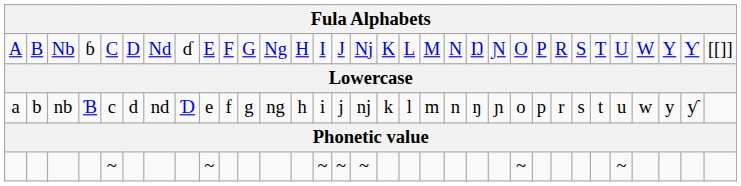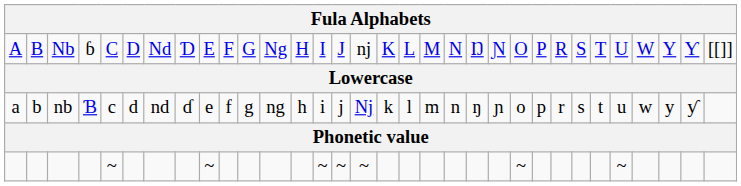(187, 48) ɗ -> (187, 48) Ɗ
(364, 48) Nj -> (364, 48) nj
(187, 107) Ɗ -> (187, 107) ɗ
(364, 107) nj -> (364, 107) Nj
